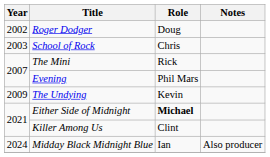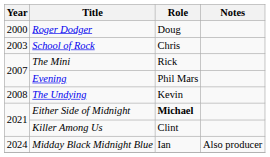(17, 29) 2002 -> (17, 29) 2000
(17, 95) 2009 -> (17, 95) 2008
